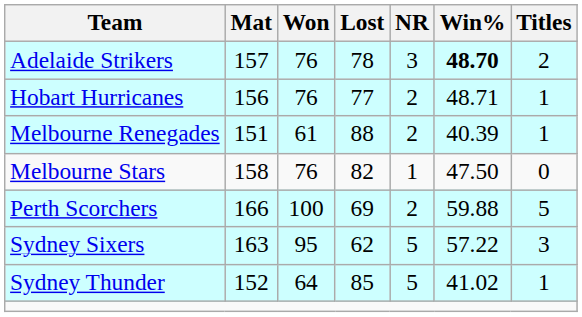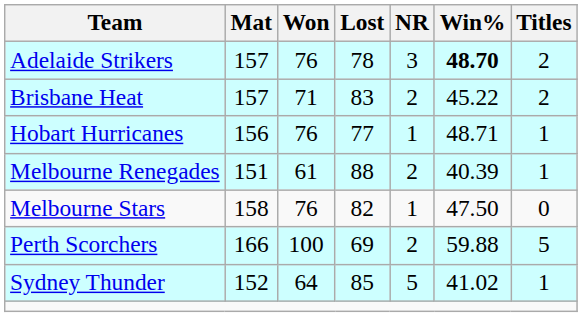+ row: (77, 97)
(412, 97) 2 -> (412, 134) 1
- row: (77, 245)
